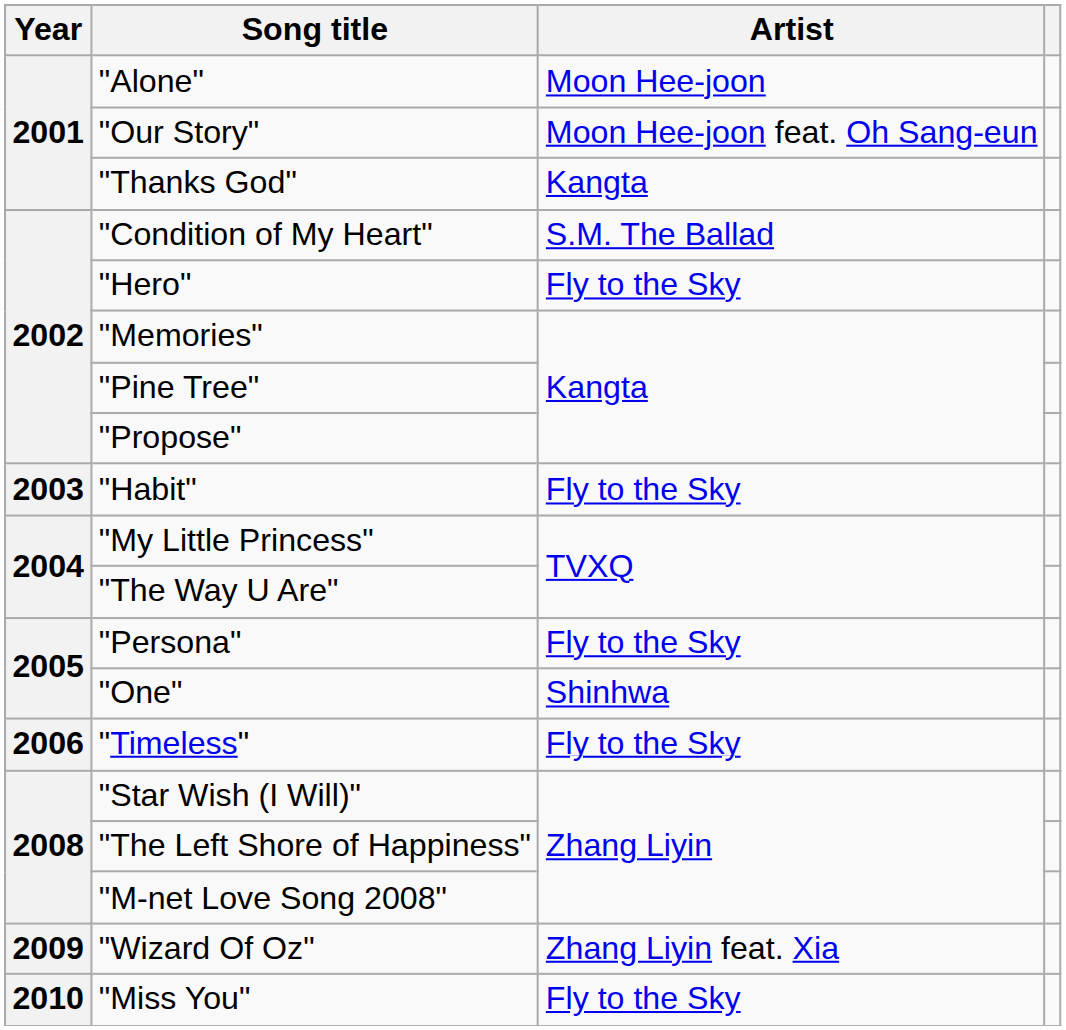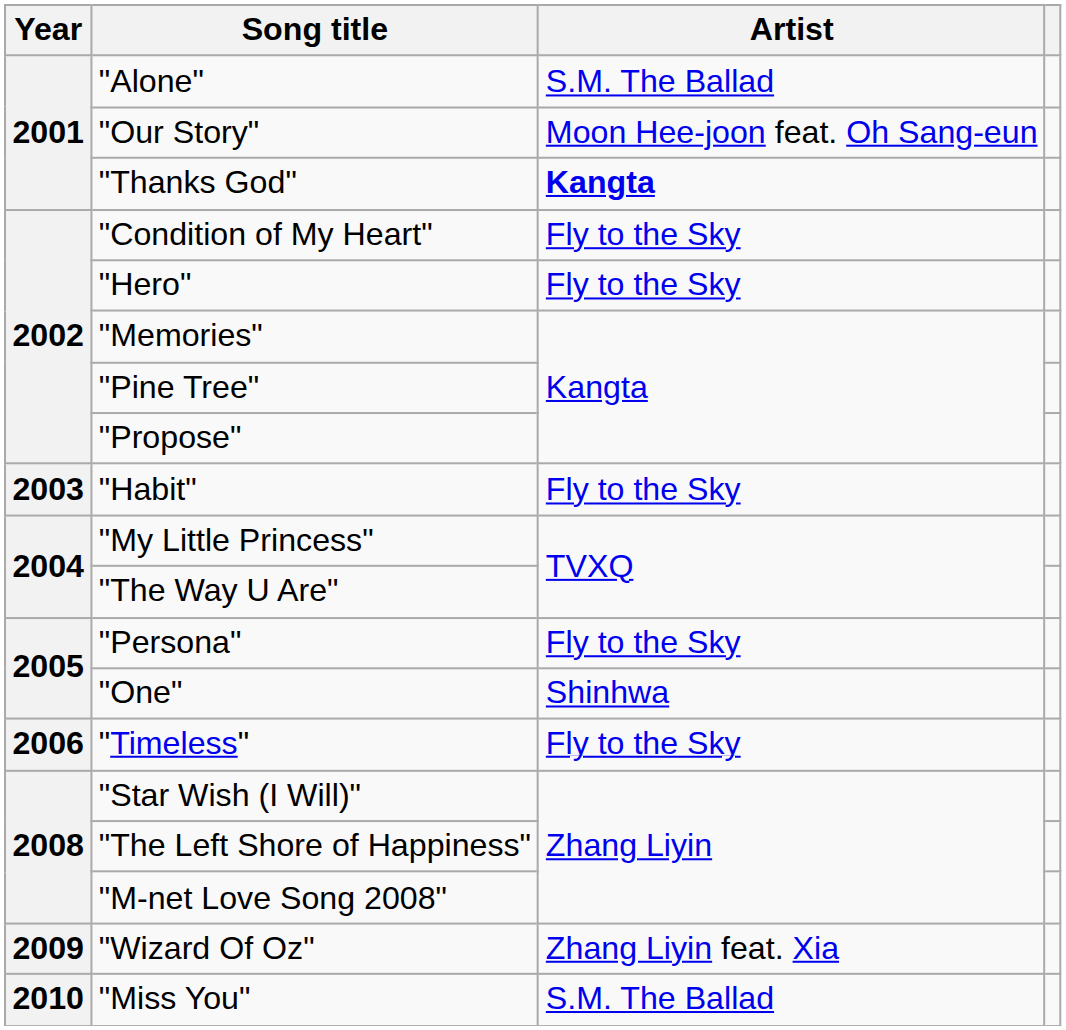(656, 81) Moon Hee-joon -> (660, 81) S.M. The Ballad
(597, 183) normal -> (600, 183) bold
(660, 234) S.M. The Ballad -> (643, 234) Fly to the Sky
(643, 999) Fly to the Sky -> (660, 999) S.M. The Ballad
